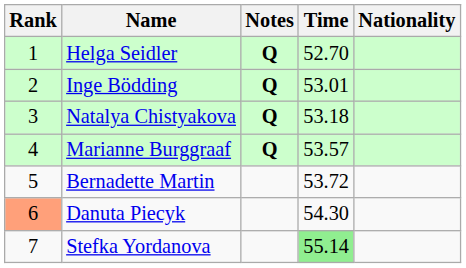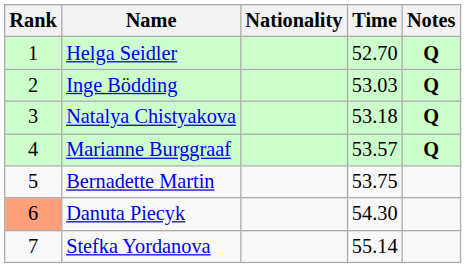columns swapped: (407, 20) <-> (270, 20)
(326, 85) 53.01 -> (375, 85) 53.03
(326, 181) 53.72 -> (375, 181) 53.75
(326, 246) lightgreen background -> (375, 246) no background
